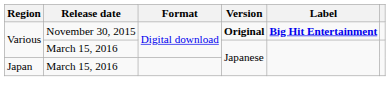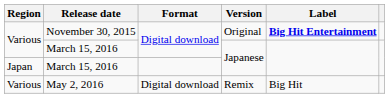(244, 31) bold -> (243, 31) normal
+ row: (24, 84)
